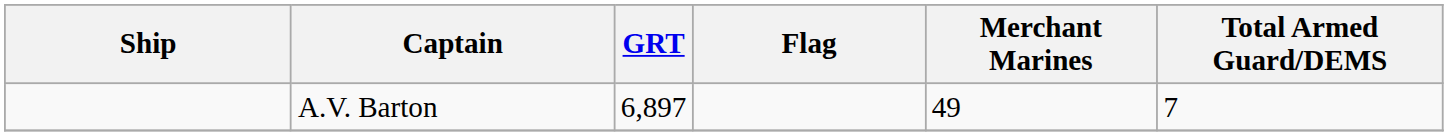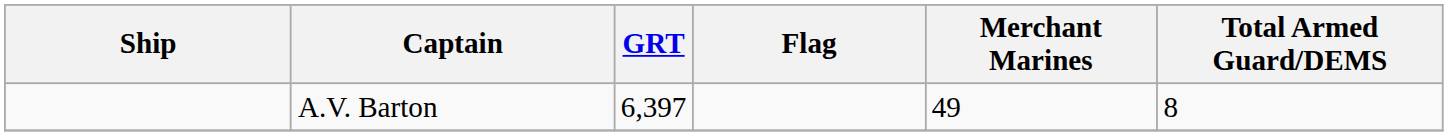(654, 106) 6,897 -> (654, 106) 6,397
(1171, 106) 7 -> (1171, 106) 8
